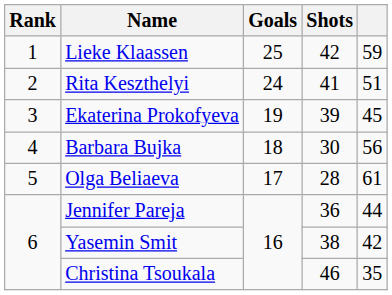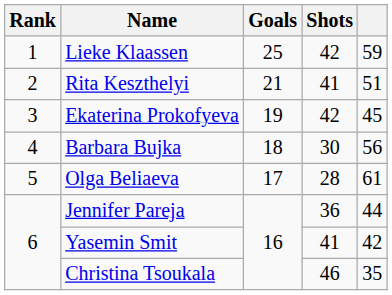(273, 83) 24 -> (273, 83) 21
(330, 115) 39 -> (330, 115) 42
(330, 242) 38 -> (330, 242) 41
